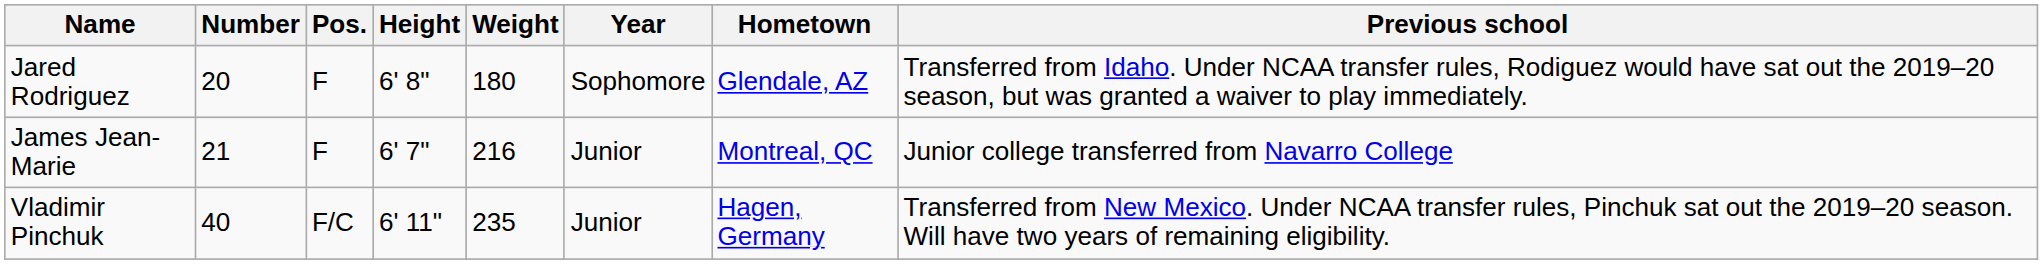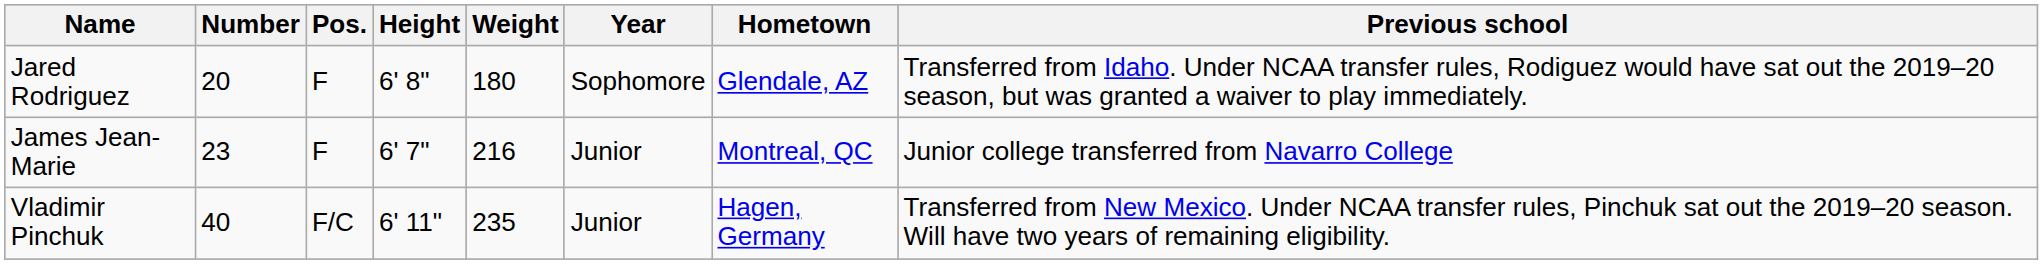(216, 151) 21 -> (216, 151) 23
